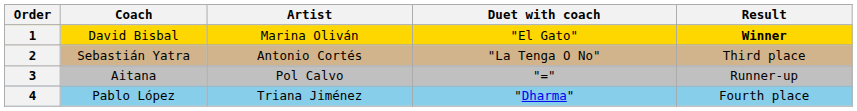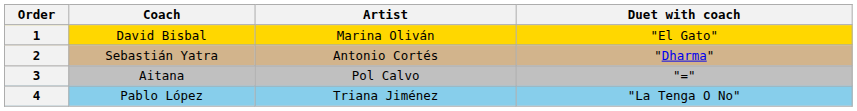- column: (764, 15)
(544, 55) "La Tenga O No" -> (684, 55) "Dharma"
(544, 96) "Dharma" -> (684, 96) "La Tenga O No"
